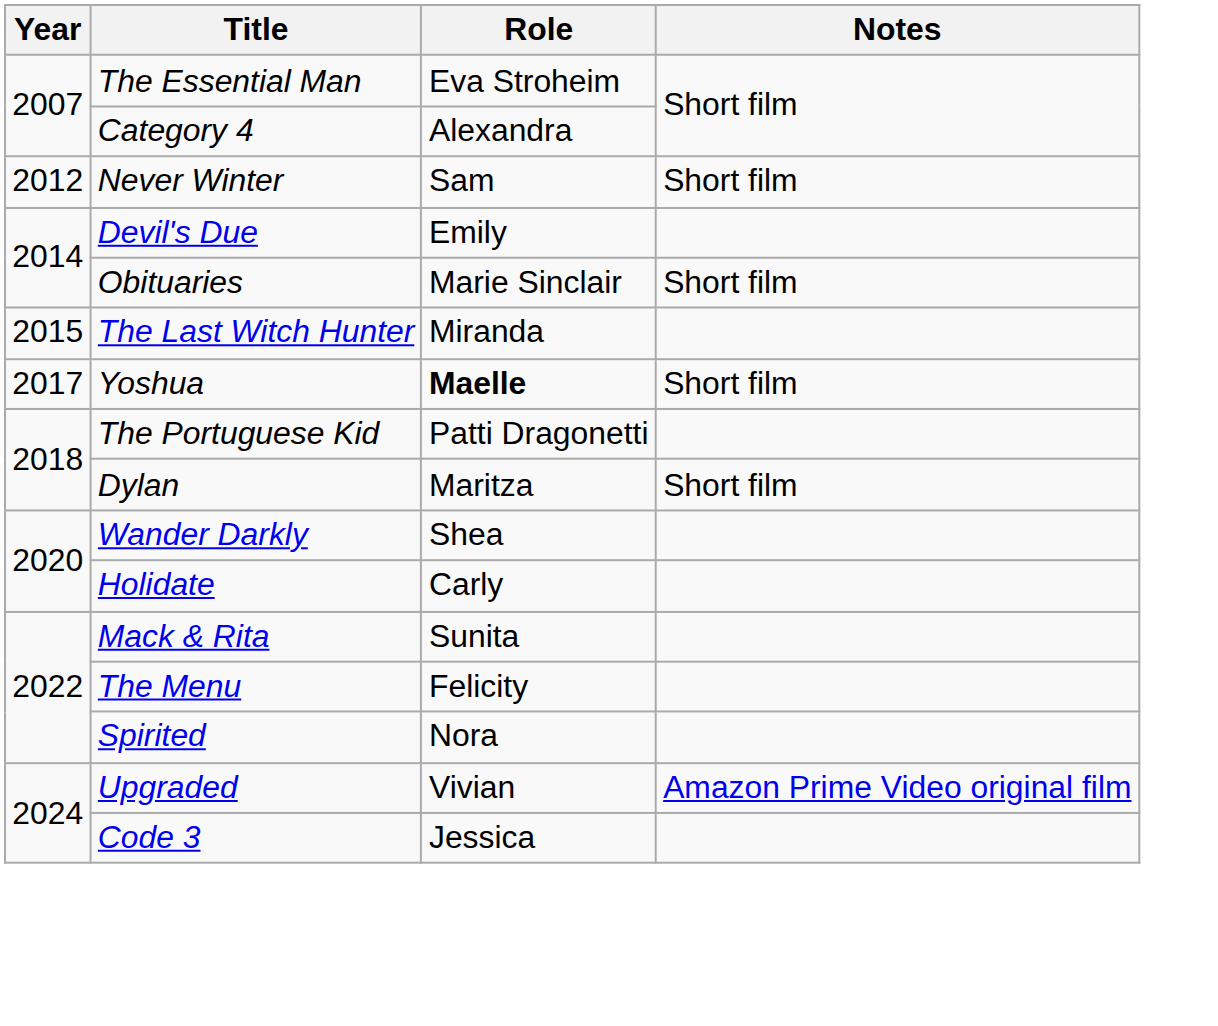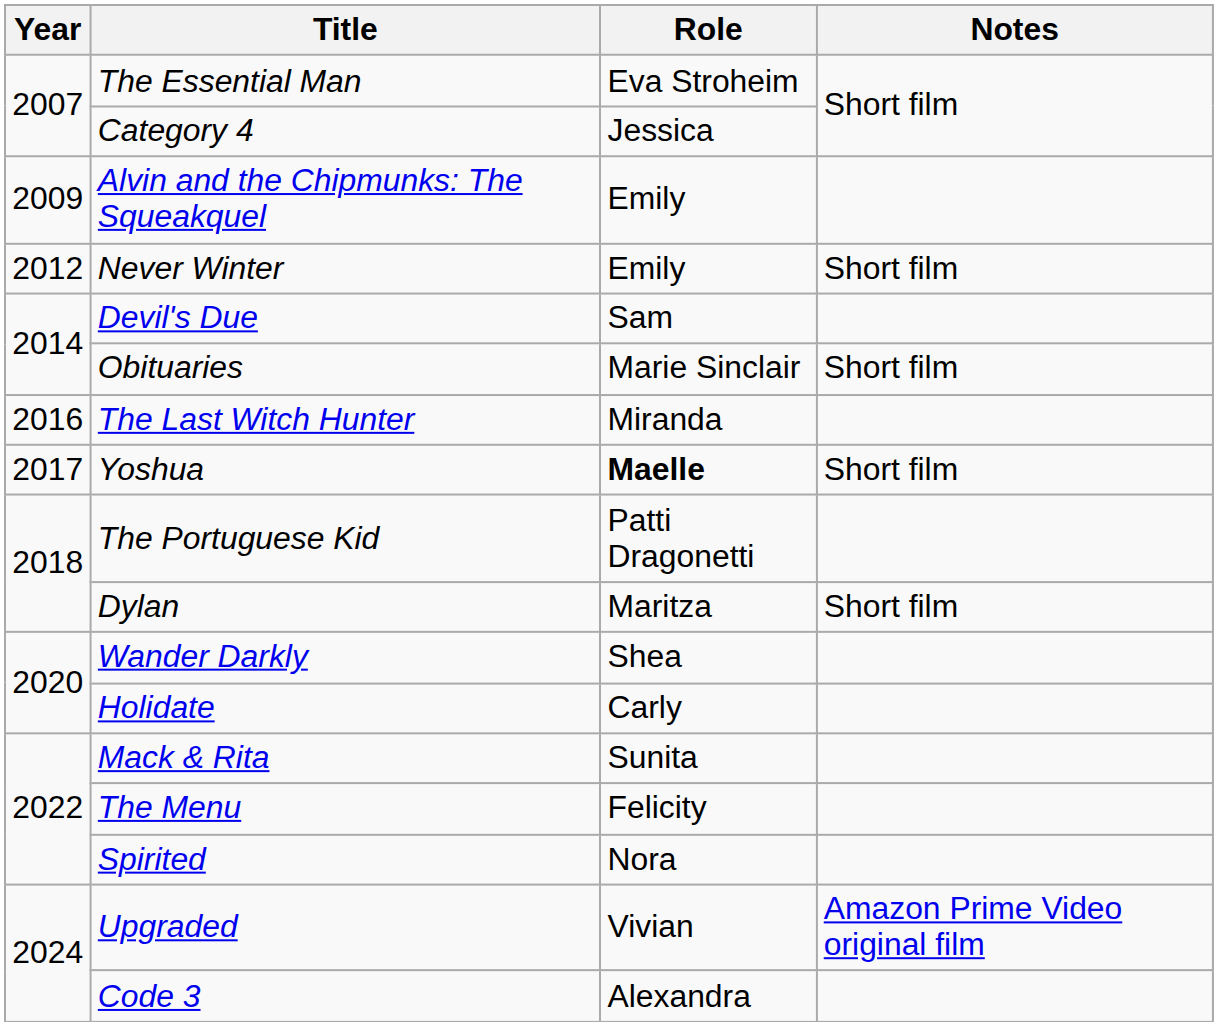(501, 130) Alexandra -> (661, 130) Jessica
+ row: (310, 199)
(462, 181) Sam -> (646, 267) Emily
(468, 231) Emily -> (640, 318) Sam
(48, 332) 2015 -> (48, 419) 2016
(482, 837) Jessica -> (679, 995) Alexandra
